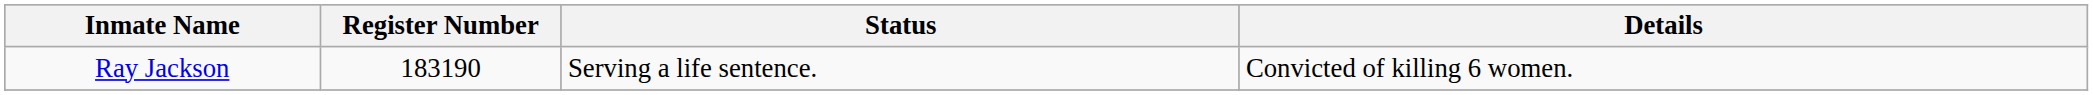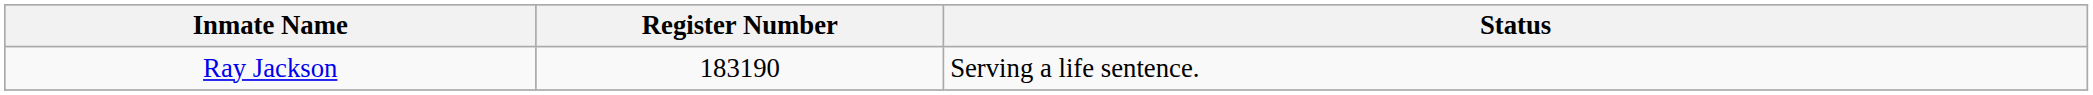- column: (1664, 25)
